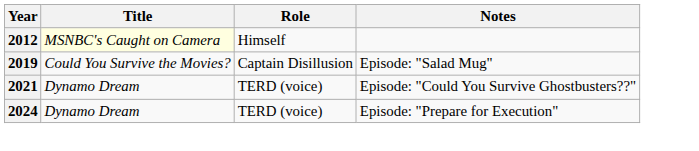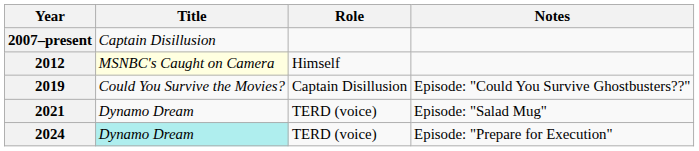+ row: (50, 39)
(426, 63) Episode: "Salad Mug" -> (552, 87) Episode: "Could You Survive Ghostbusters??"
(498, 87) Episode: "Could You Survive Ghostbusters??" -> (481, 110) Episode: "Salad Mug"
(92, 110) no background -> (146, 134) paleturquoise background
